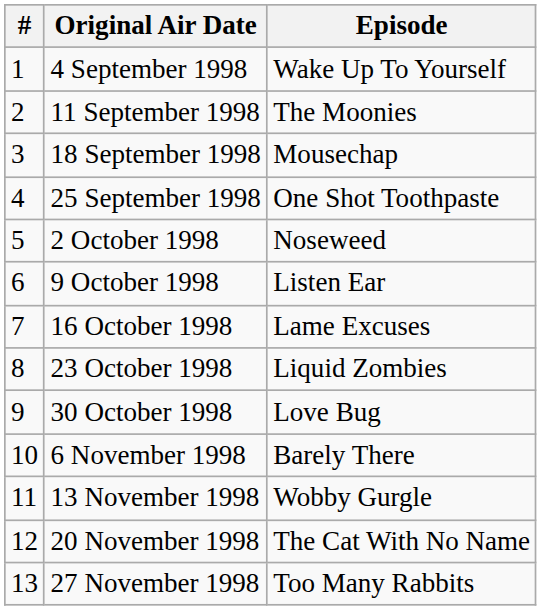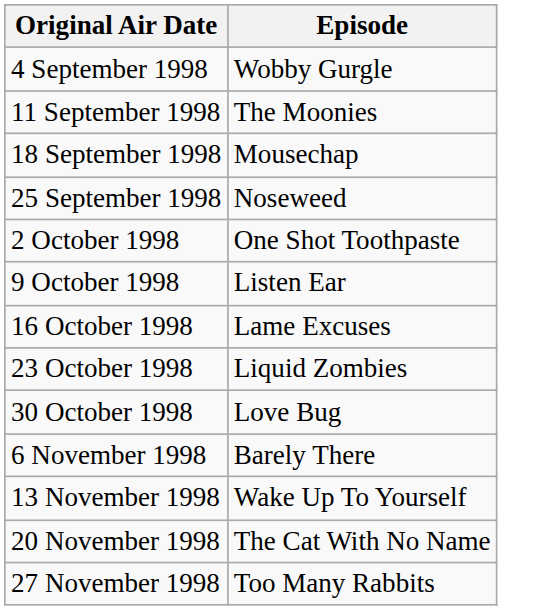- column: (25, 25)
(390, 68) Wake Up To Yourself -> (313, 68) Wobby Gurgle
(386, 197) One Shot Toothpaste -> (290, 197) Noseweed
(330, 240) Noseweed -> (347, 240) One Shot Toothpaste
(353, 497) Wobby Gurgle -> (350, 497) Wake Up To Yourself
